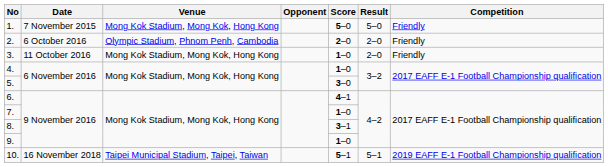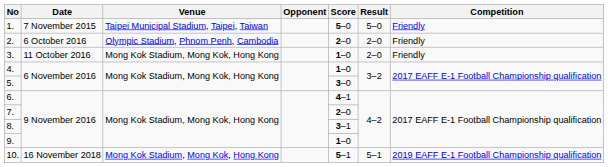(192, 25) Mong Kok Stadium, Mong Kok, Hong Kong -> (187, 25) Taipei Municipal Stadium, Taipei, Taiwan
(343, 112) 1–0 -> (343, 112) 2–0
(187, 155) Taipei Municipal Stadium, Taipei, Taiwan -> (192, 155) Mong Kok Stadium, Mong Kok, Hong Kong
